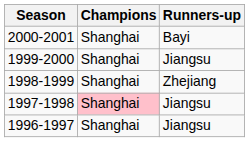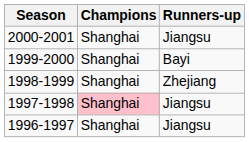(176, 37) Bayi -> (187, 37) Jiangsu
(187, 59) Jiangsu -> (176, 59) Bayi
